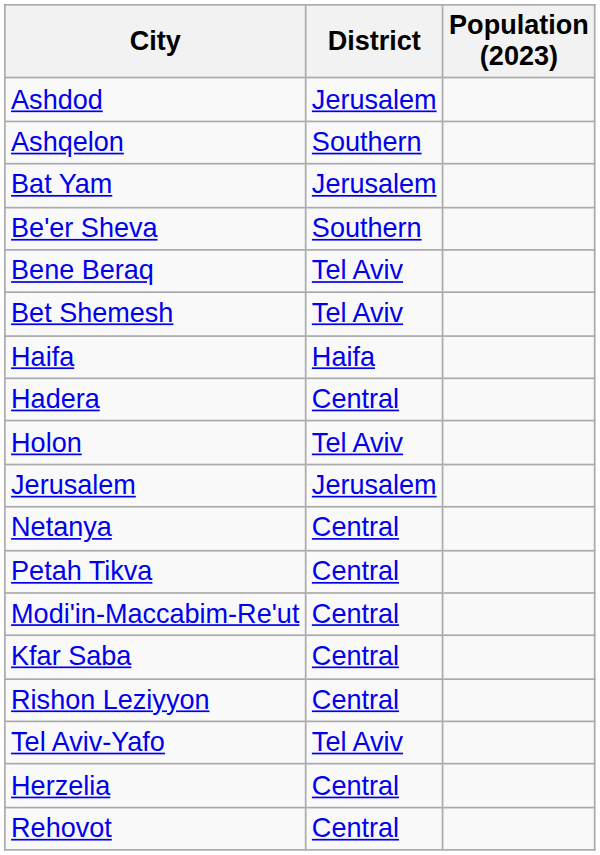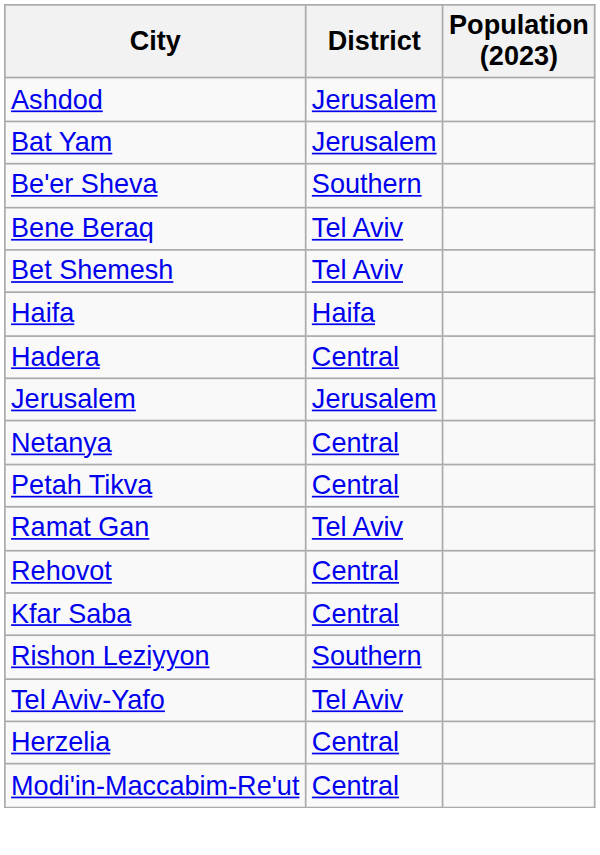- row: (67, 142)
- row: (46, 442)
+ row: (80, 528)
rows swapped: (61, 828) <-> (155, 613)
(355, 699) Central -> (367, 656) Southern
